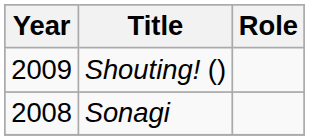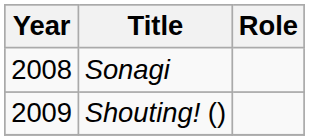rows swapped: (127, 112) <-> (155, 69)
